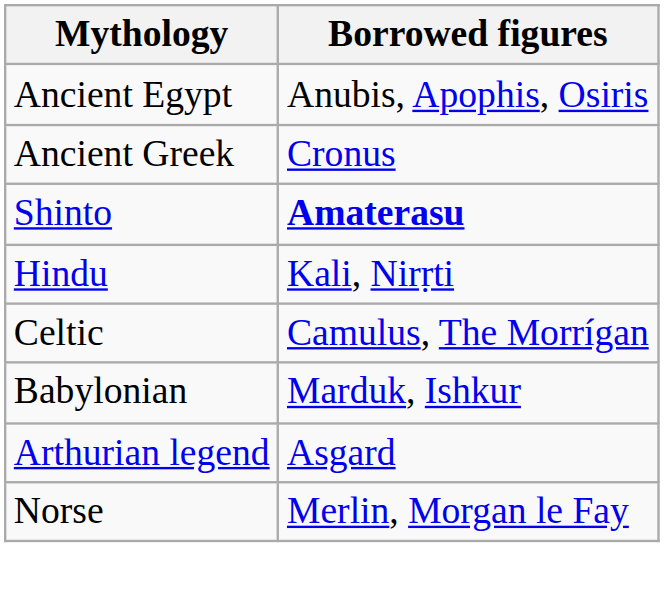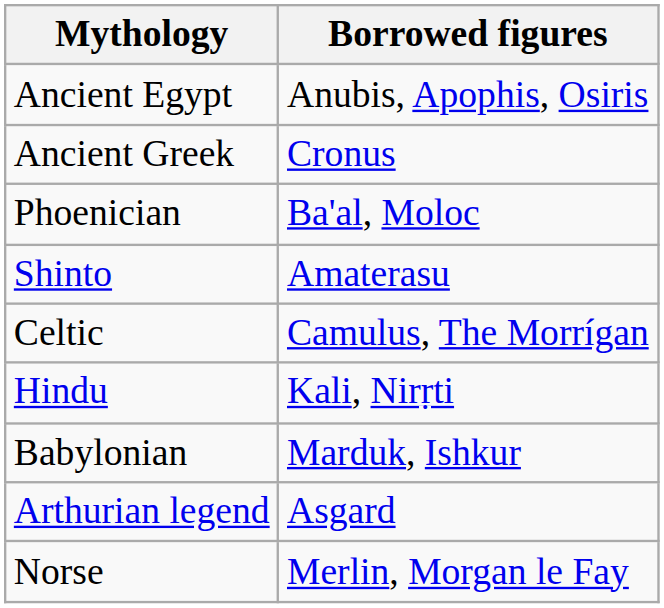+ row: (97, 213)
(376, 213) bold -> (368, 272) normal
rows swapped: (59, 332) <-> (61, 272)
